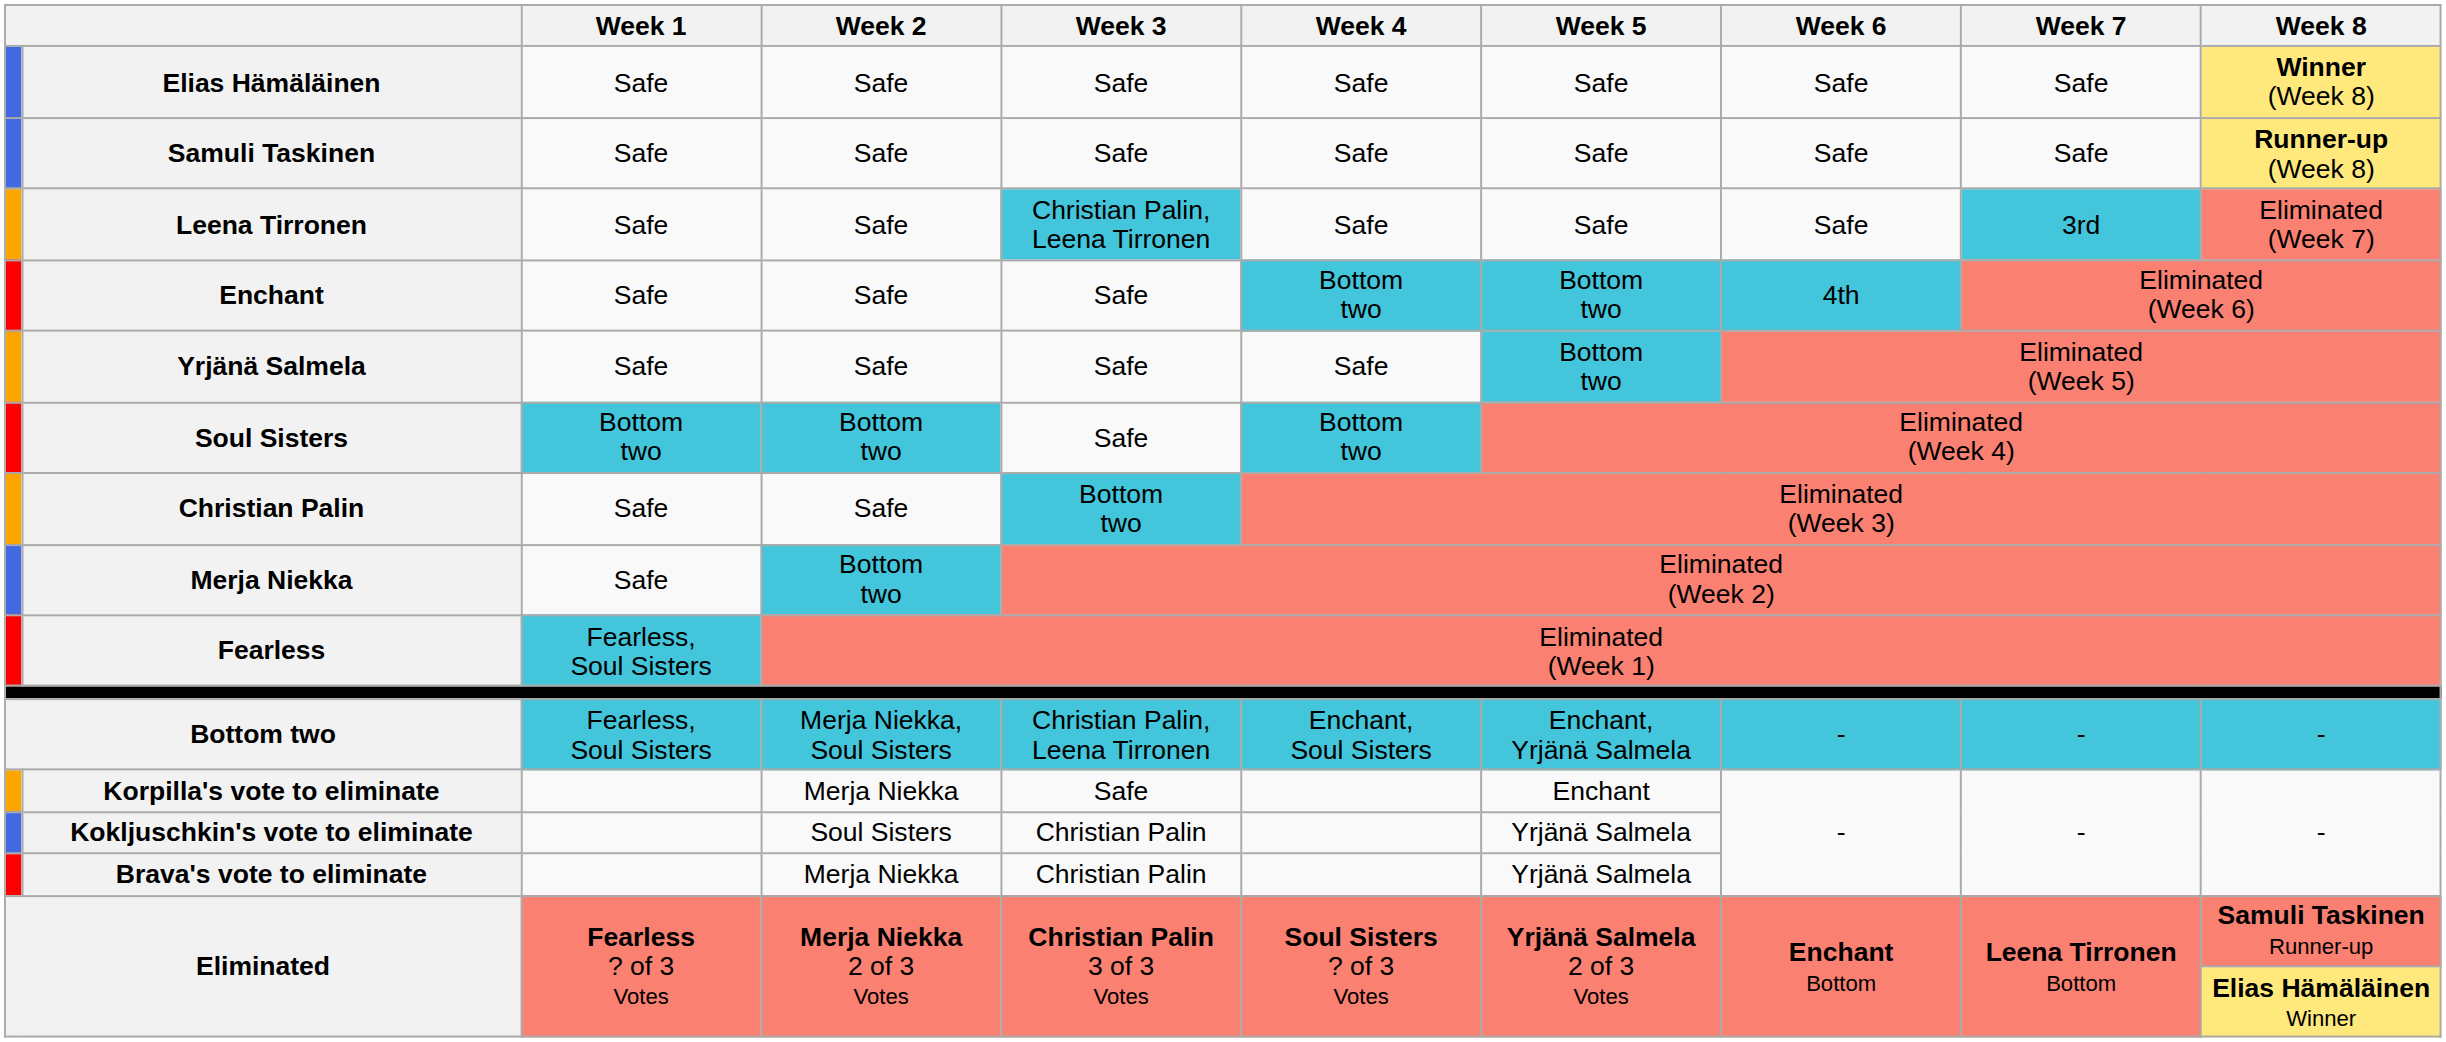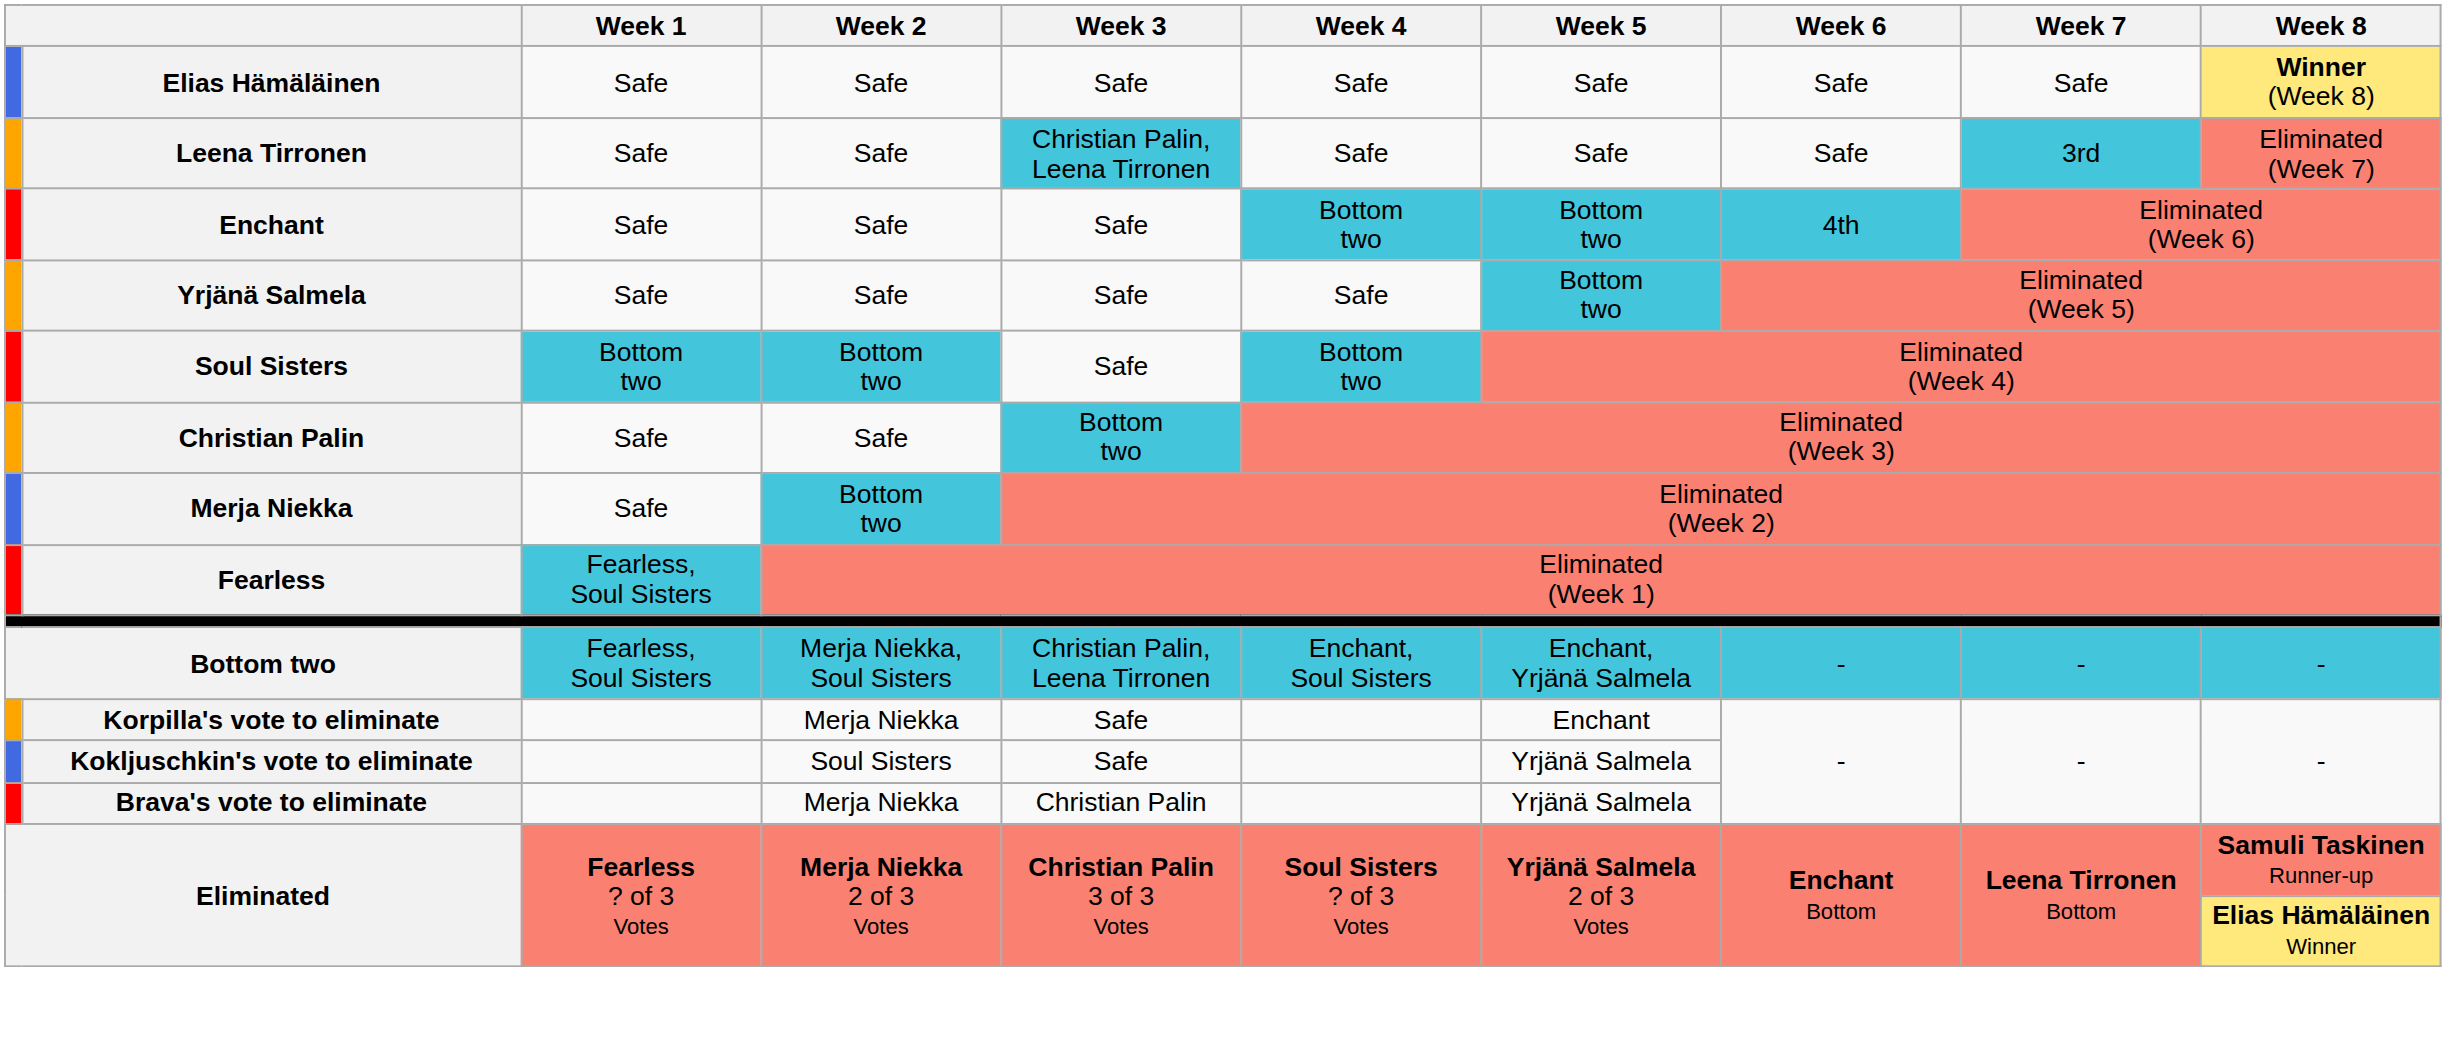- row: (271, 153)
(1121, 832) Christian Palin -> (1121, 761) Safe
